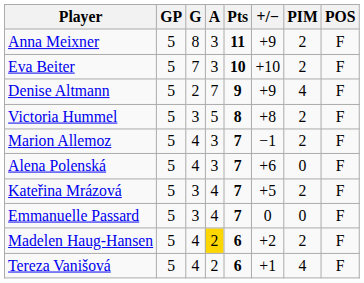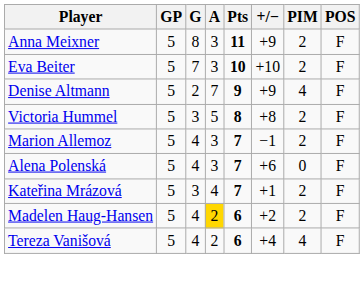(268, 191) +5 -> (268, 191) +1
- row: (74, 215)
(268, 265) +1 -> (268, 240) +4
